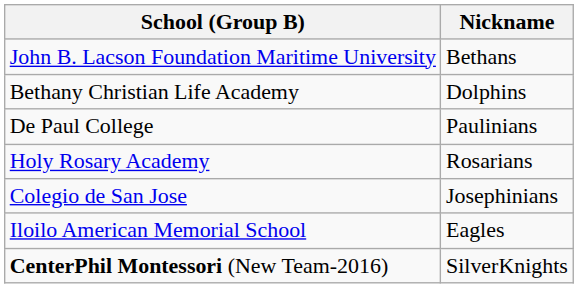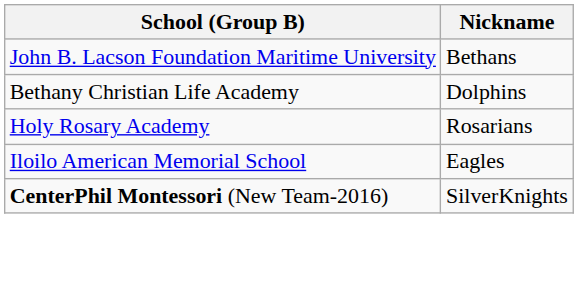- row: (82, 126)
- row: (98, 195)
